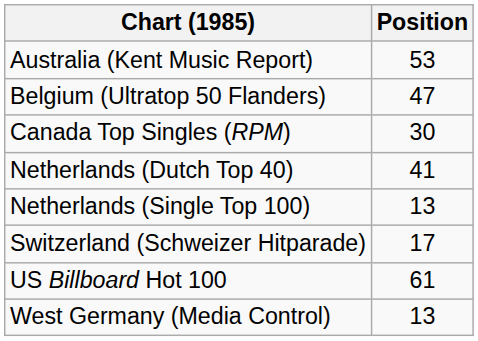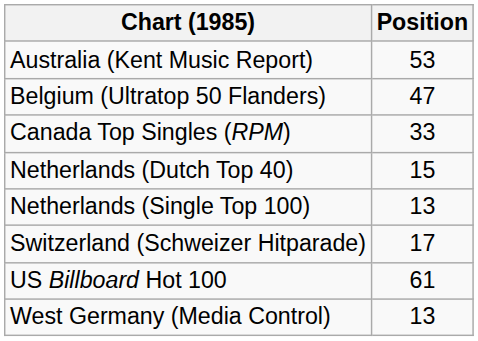(422, 133) 30 -> (422, 133) 33
(422, 170) 41 -> (422, 170) 15
